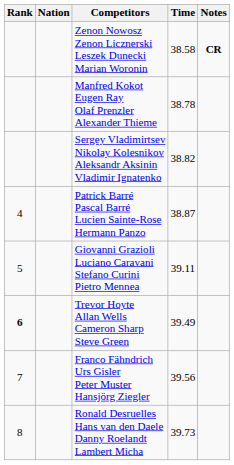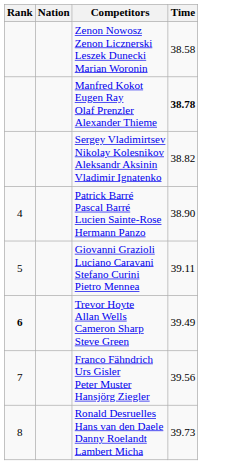- column: (214, 13)
(183, 104) normal -> (183, 104) bold
(183, 213) 38.87 -> (183, 213) 38.90
